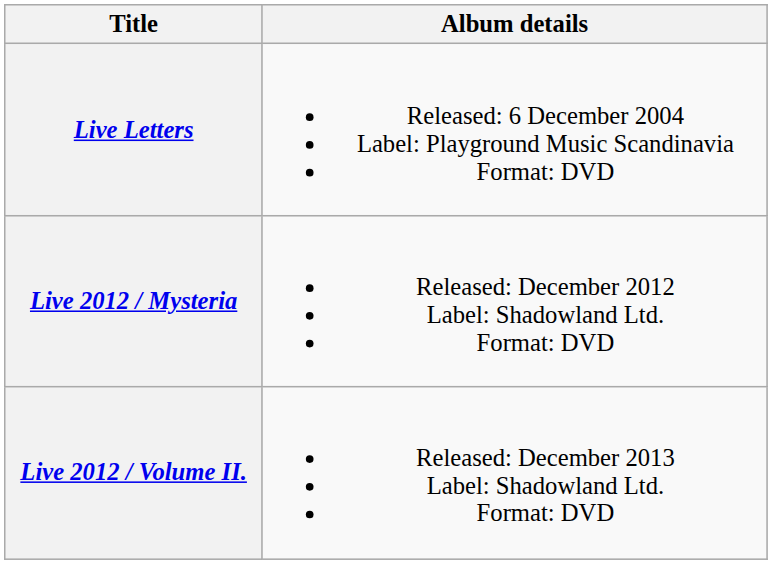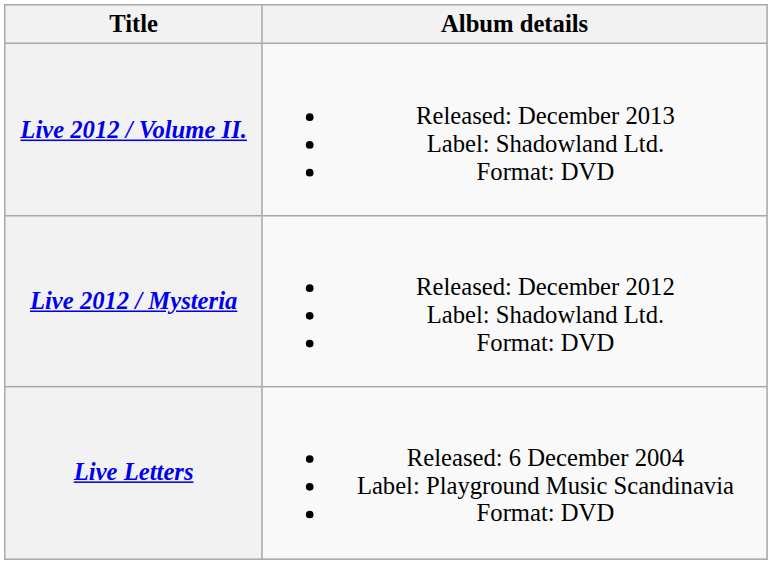rows swapped: (134, 129) <-> (134, 472)
